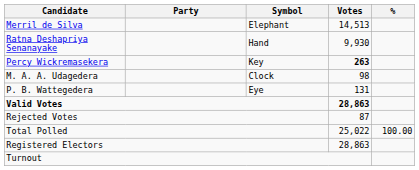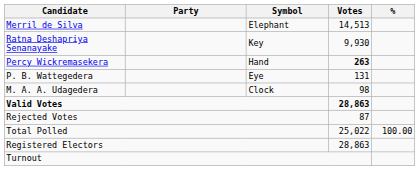(259, 44) Hand -> (256, 44) Key
(256, 62) Key -> (259, 62) Hand
rows swapped: (50, 90) <-> (52, 76)
